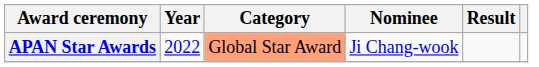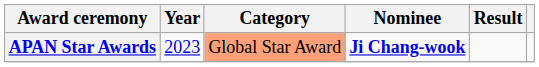(182, 47) 2022 -> (182, 47) 2023
(404, 47) normal -> (407, 47) bold
